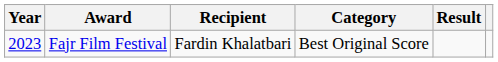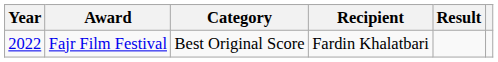columns swapped: (364, 17) <-> (233, 17)
(25, 43) 2023 -> (25, 43) 2022
